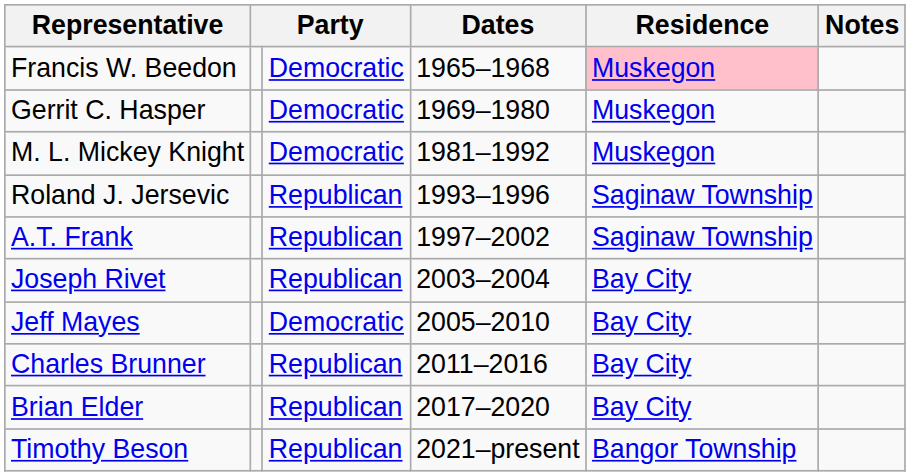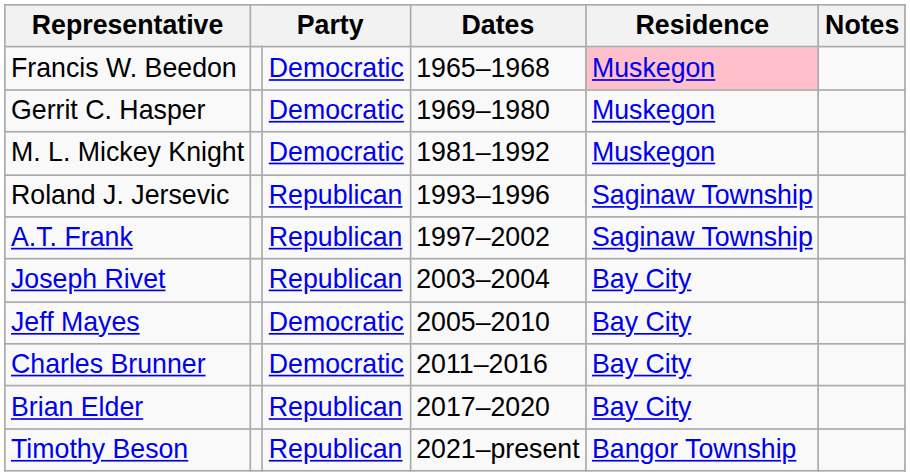(336, 364) Republican -> (336, 364) Democratic
